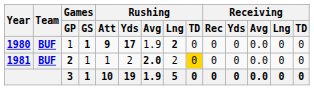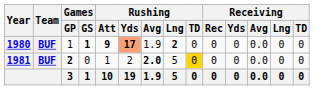(130, 45) no background -> (130, 45) lightsalmon background
(87, 61) 1 -> (87, 61) 0
(175, 61) 2 -> (175, 61) 5
